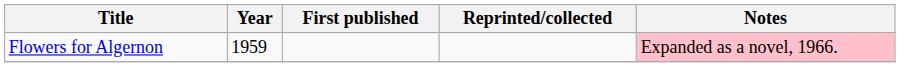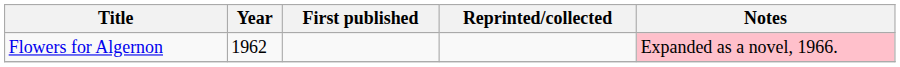(249, 47) 1959 -> (249, 47) 1962
